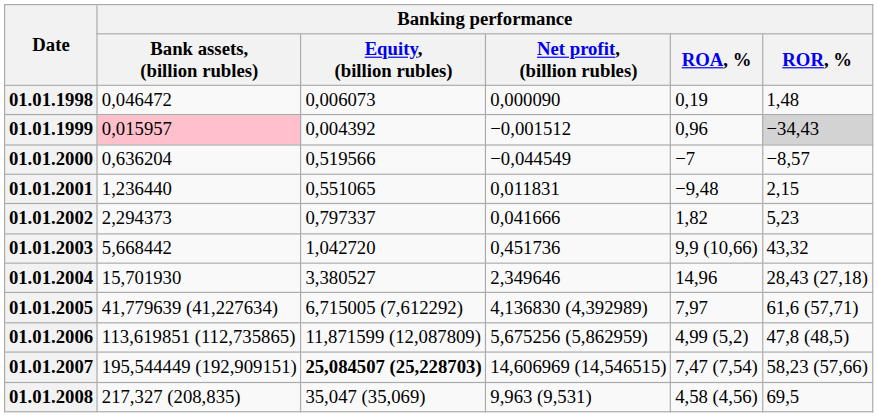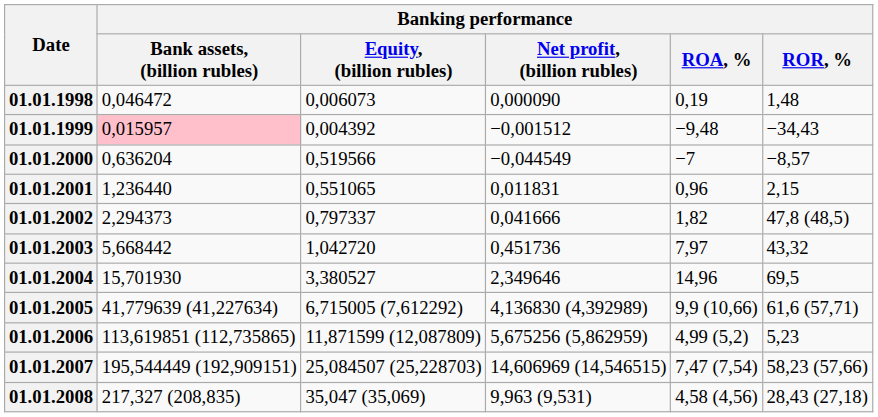(692, 129) 0,96 -> (697, 129) −9,48
(793, 129) lightgrey background -> (793, 129) no background
(697, 188) −9,48 -> (692, 188) 0,96
(783, 218) 5,23 -> (808, 218) 47,8 (48,5)
(717, 248) 9,9 (10,66) -> (692, 248) 7,97
(817, 277) 28,43 (27,18) -> (783, 277) 69,5
(692, 307) 7,97 -> (717, 307) 9,9 (10,66)
(808, 337) 47,8 (48,5) -> (783, 337) 5,23
(394, 366) bold -> (394, 366) normal
(783, 396) 69,5 -> (817, 396) 28,43 (27,18)
